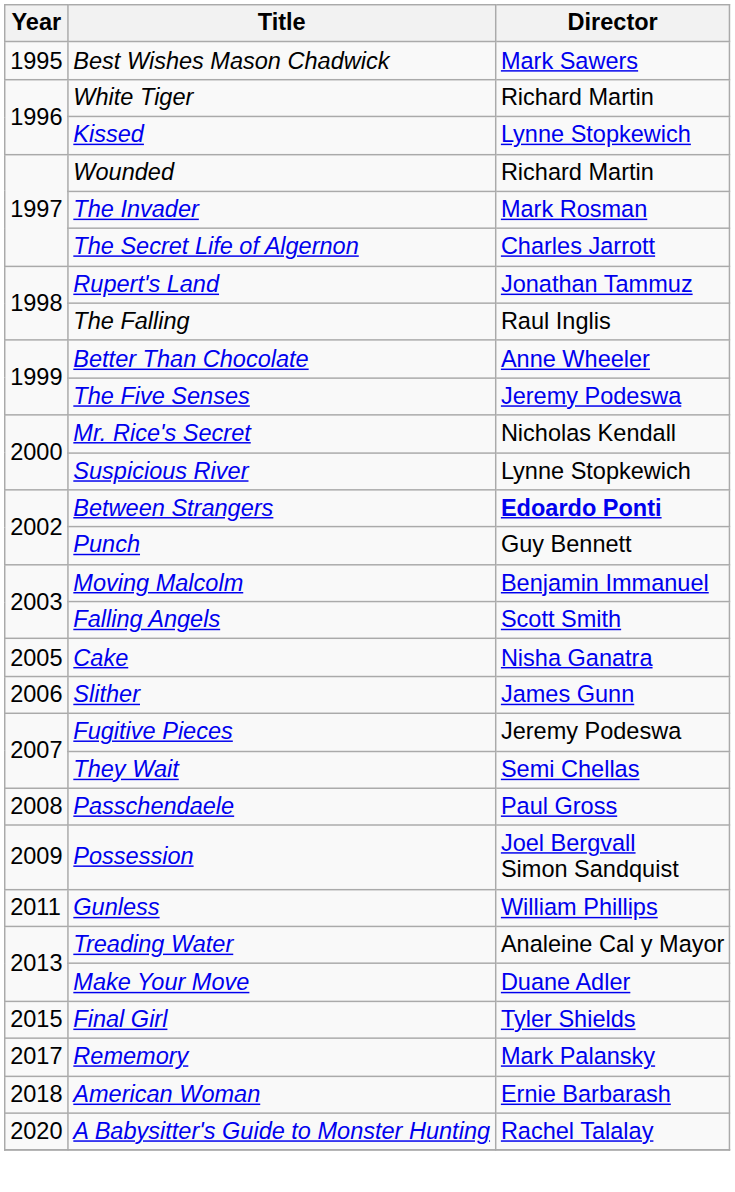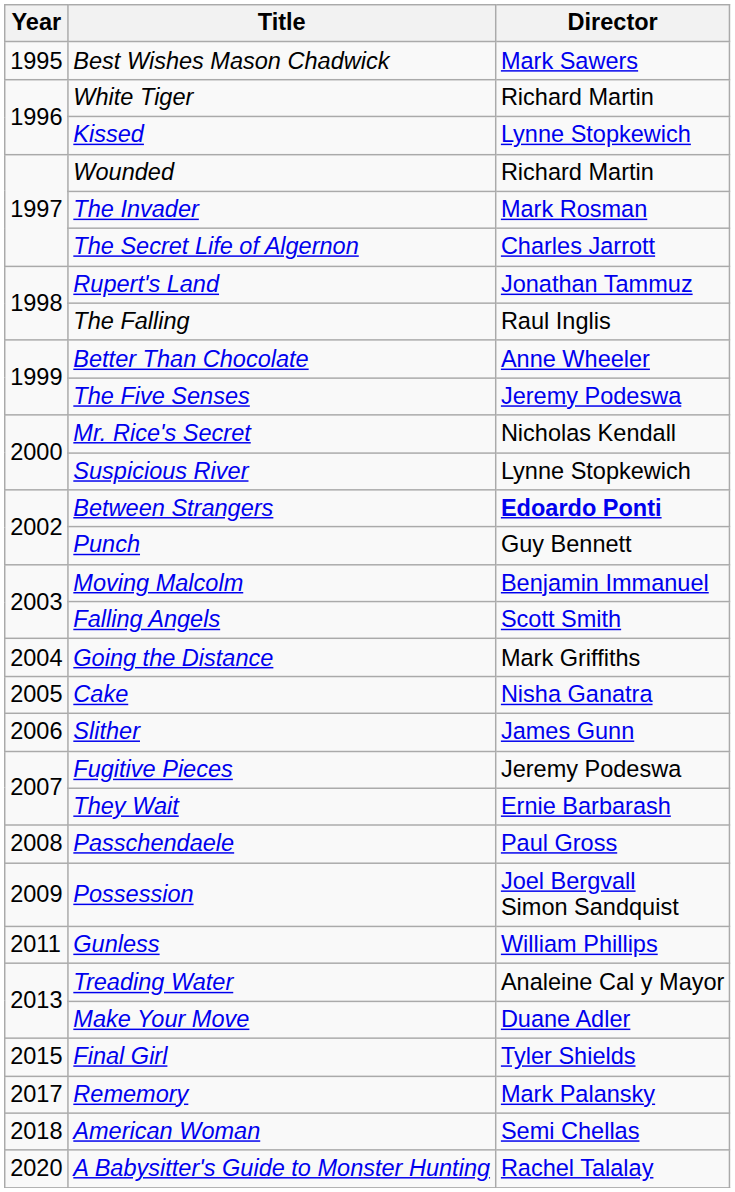+ row: (173, 657)
(570, 769) Semi Chellas -> (586, 806) Ernie Barbarash
(586, 1094) Ernie Barbarash -> (570, 1131) Semi Chellas
